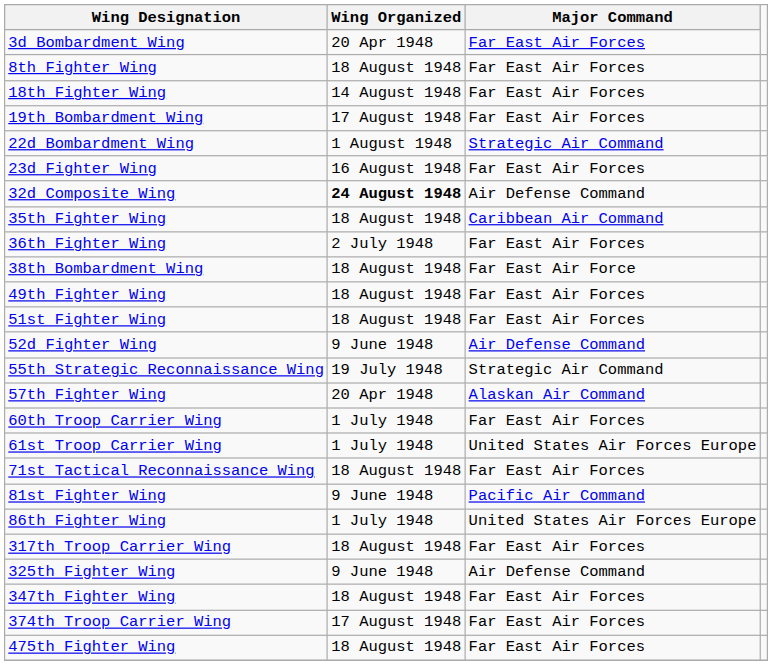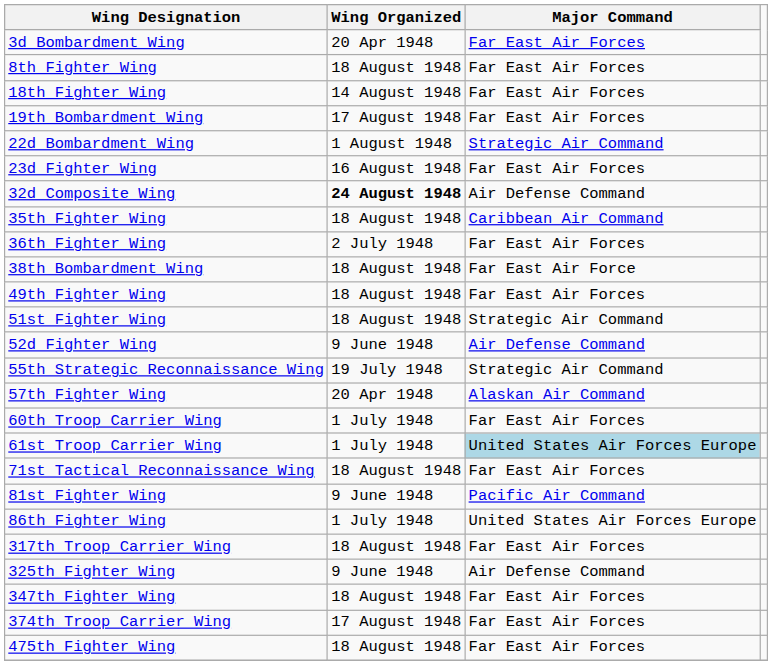(557, 320) Far East Air Forces -> (566, 320) Strategic Air Command
(613, 446) no background -> (613, 446) lightblue background
